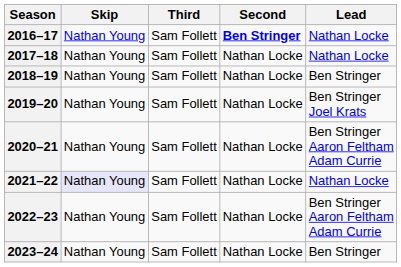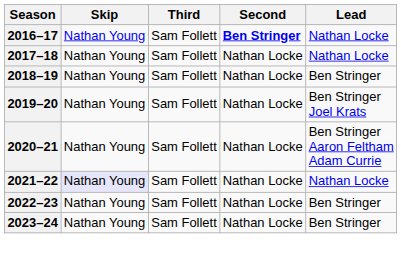(351, 216) Ben Stringer Aaron Feltham Adam Currie -> (345, 202) Ben Stringer
